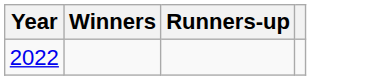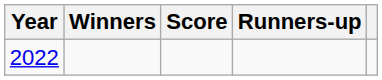+ column: (197, 22)
